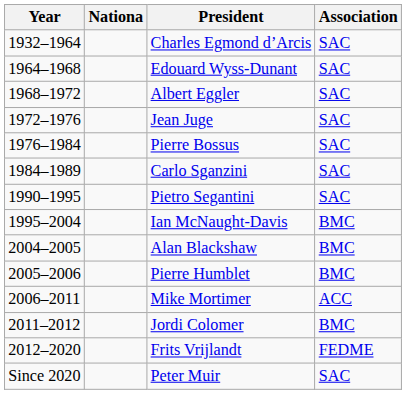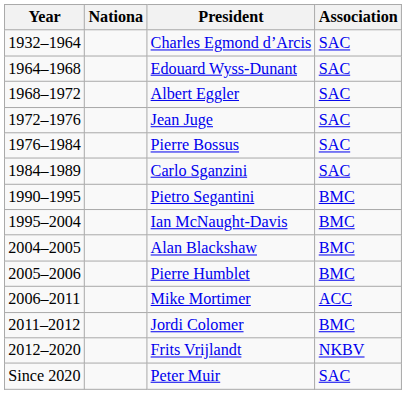(334, 196) SAC -> (337, 196) BMC
(346, 350) FEDME -> (342, 350) NKBV
